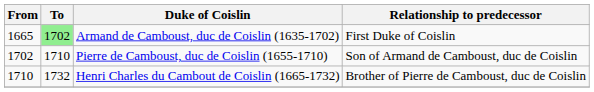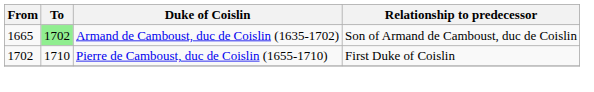(400, 35) First Duke of Coislin -> (461, 35) Son of Armand de Camboust, duc de Coislin
(461, 55) Son of Armand de Camboust, duc de Coislin -> (400, 55) First Duke of Coislin
- row: (208, 76)
